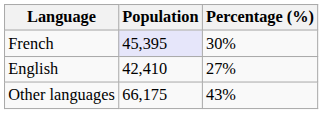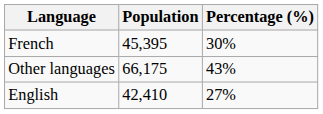(145, 43) lavender background -> (145, 43) no background
rows swapped: (33, 69) <-> (62, 95)
